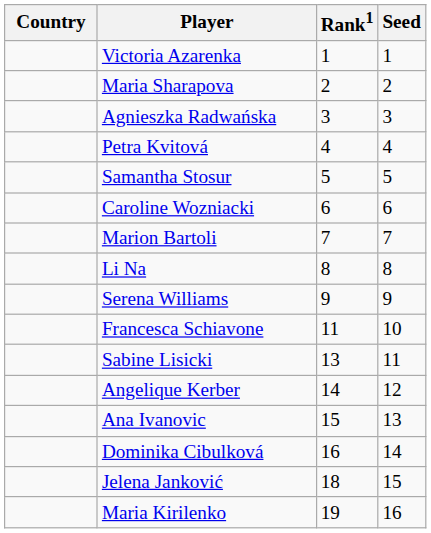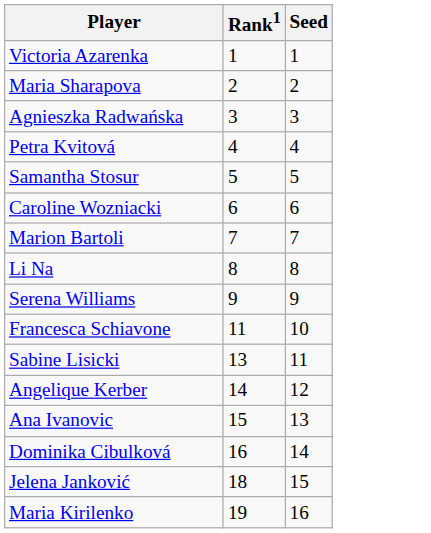- column: (51, 22)
